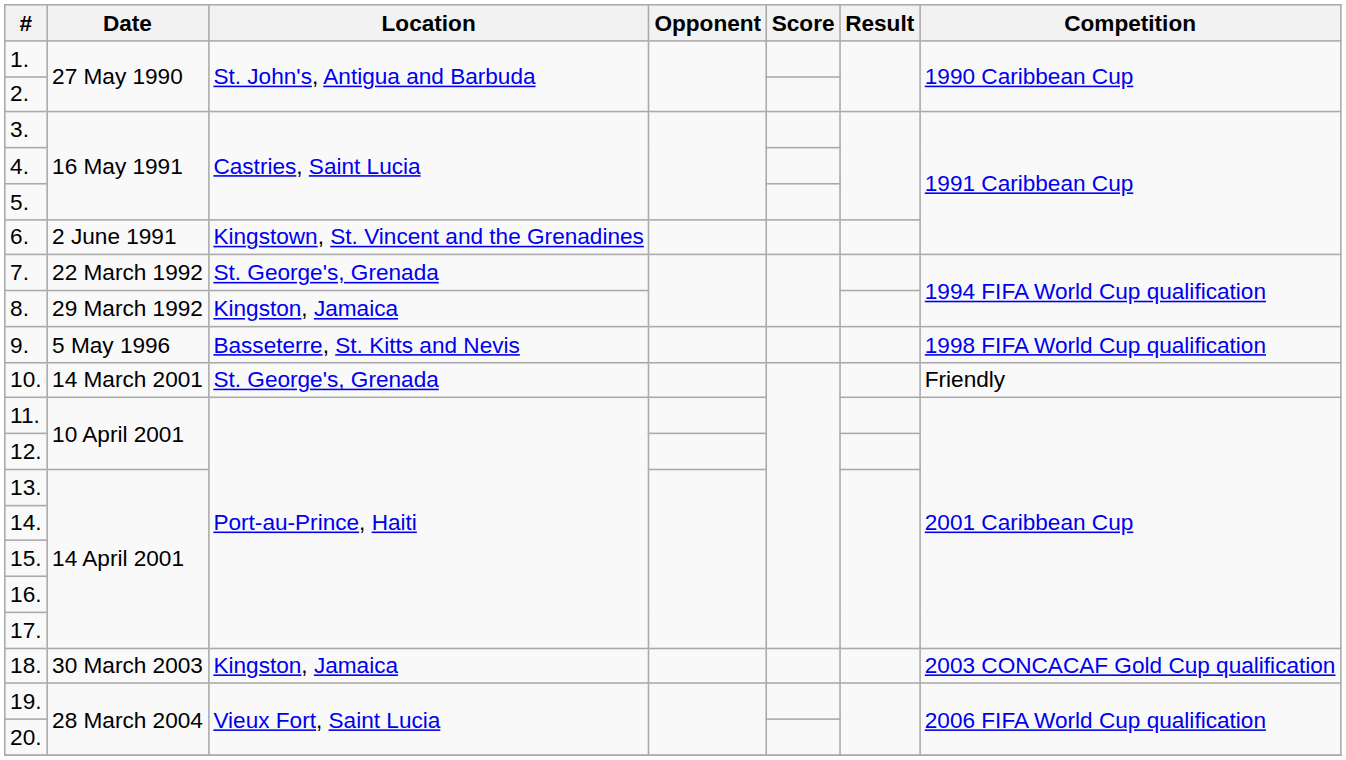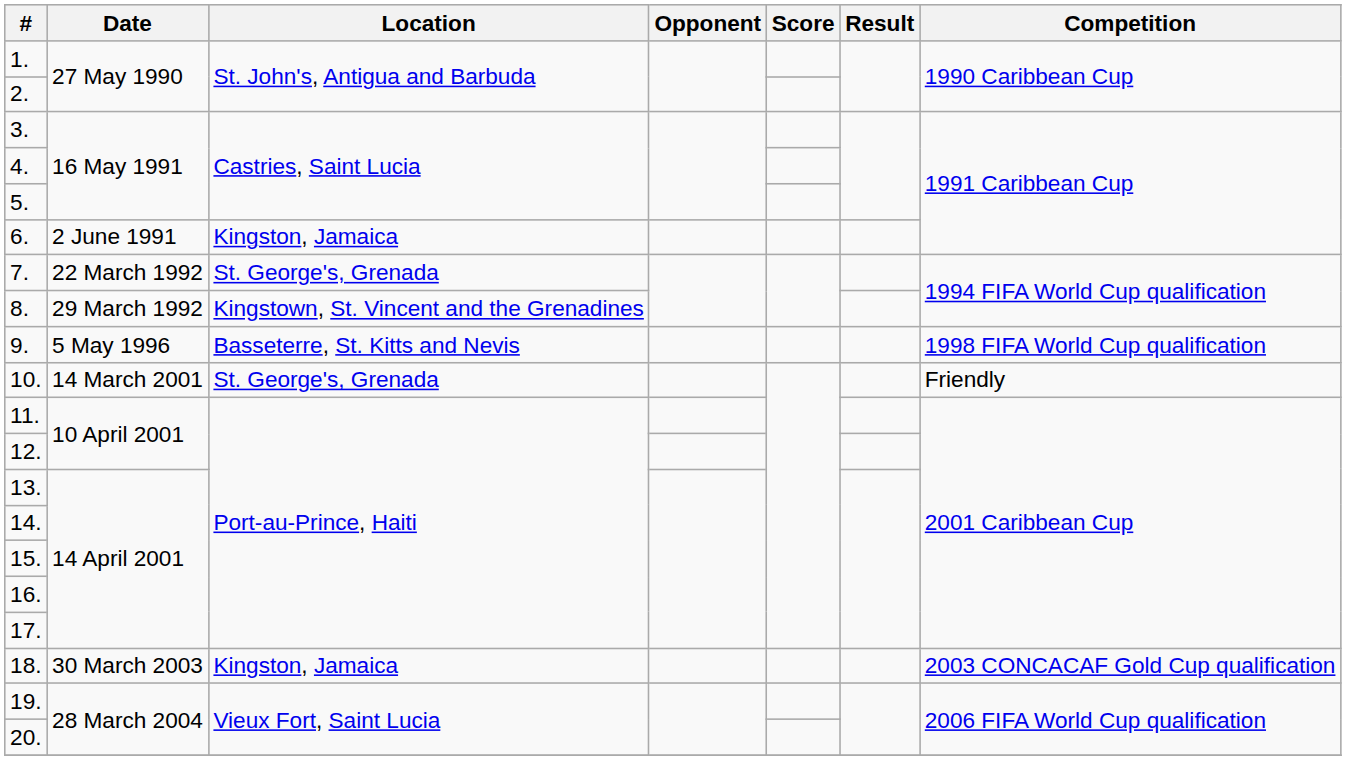(429, 237) Kingstown, St. Vincent and the Grenadines -> (306, 237) Kingston, Jamaica
(306, 309) Kingston, Jamaica -> (429, 309) Kingstown, St. Vincent and the Grenadines
